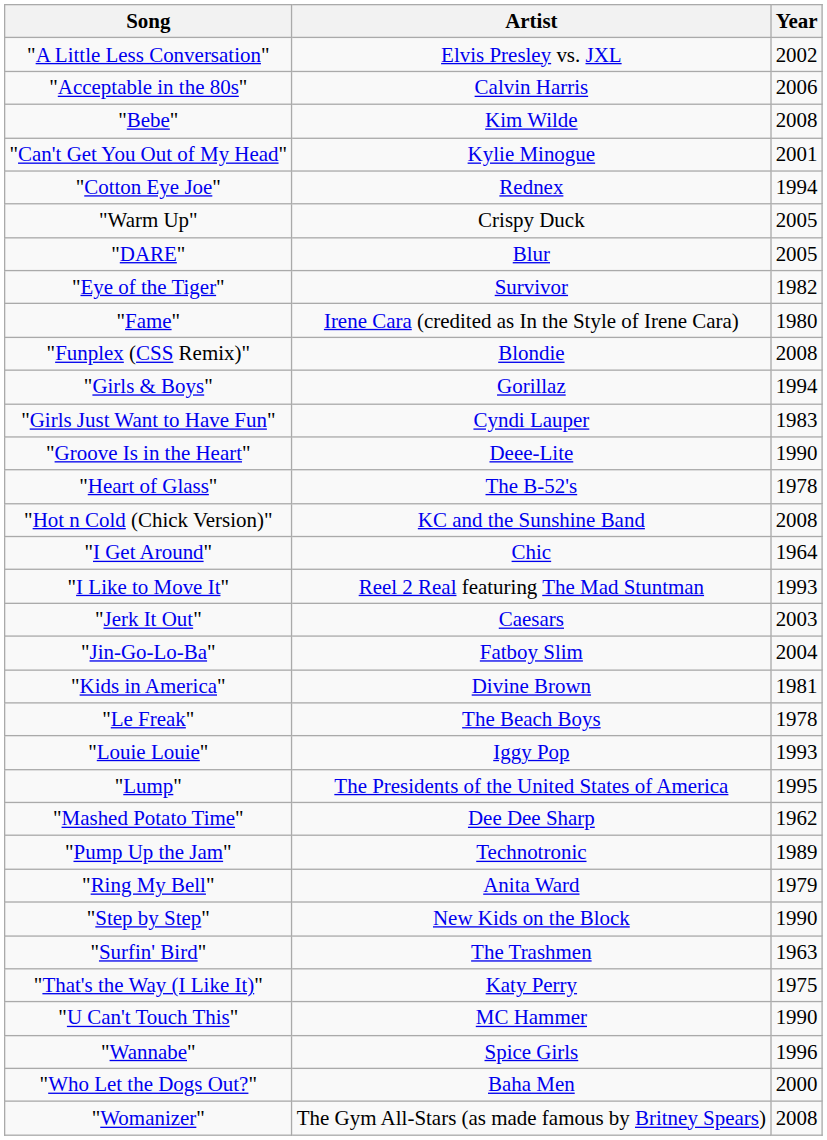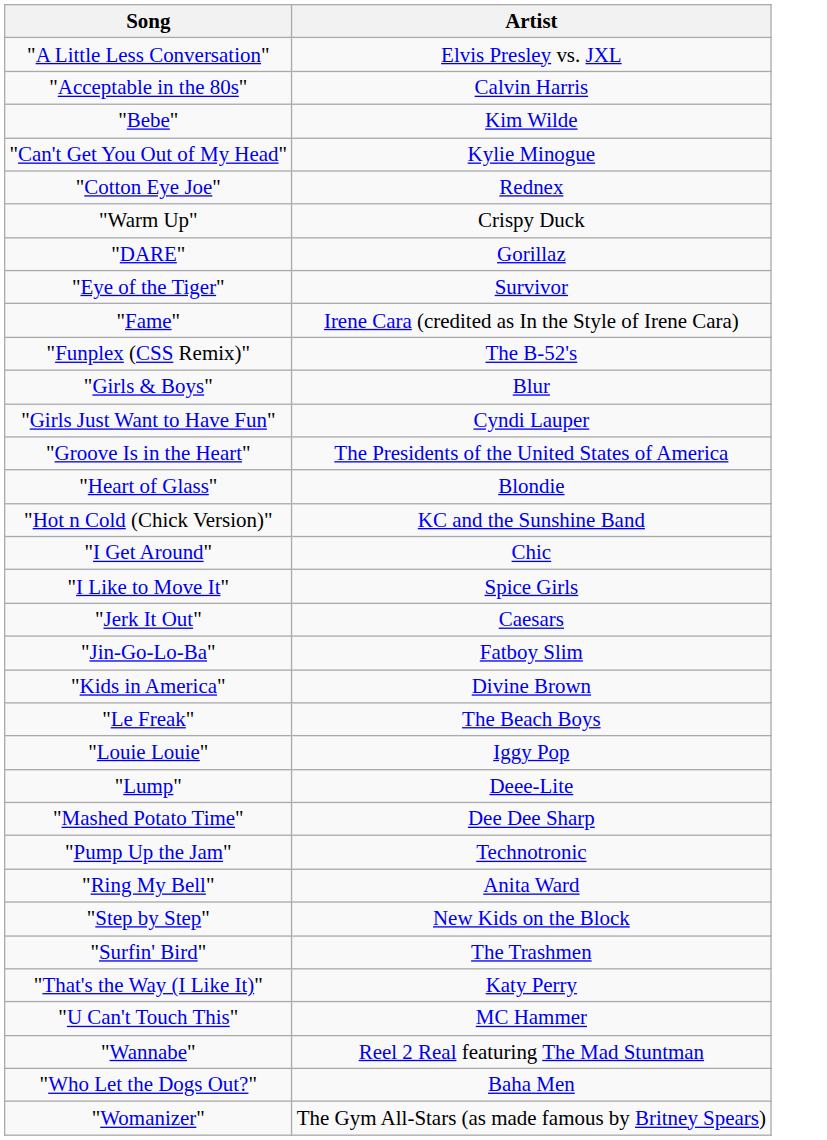- column: (797, 21)
(531, 253) Blur -> (531, 253) Gorillaz
(531, 353) Blondie -> (531, 353) The B-52's
(531, 386) Gorillaz -> (531, 386) Blur
(531, 453) Deee-Lite -> (531, 453) The Presidents of the United States of America
(531, 486) The B-52's -> (531, 486) Blondie
(531, 586) Reel 2 Real featuring The Mad Stuntman -> (531, 586) Spice Girls
(531, 785) The Presidents of the United States of America -> (531, 785) Deee-Lite
(531, 1051) Spice Girls -> (531, 1051) Reel 2 Real featuring The Mad Stuntman
